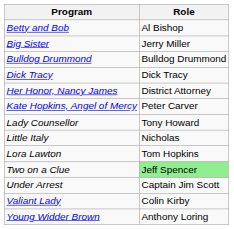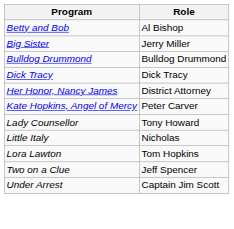(169, 169) lightgreen background -> (169, 169) no background
- row: (34, 201)
- row: (53, 216)
